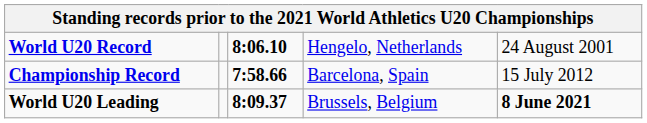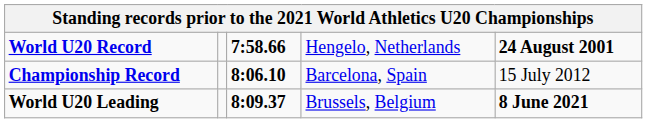(260, 46) 8:06.10 -> (258, 46) 7:58.66
(558, 46) normal -> (556, 46) bold
(260, 74) 7:58.66 -> (258, 74) 8:06.10
